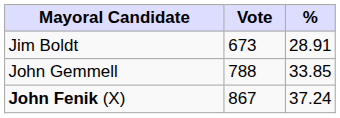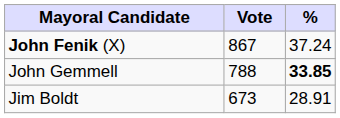rows swapped: (67, 98) <-> (43, 44)
(310, 71) normal -> (310, 71) bold
